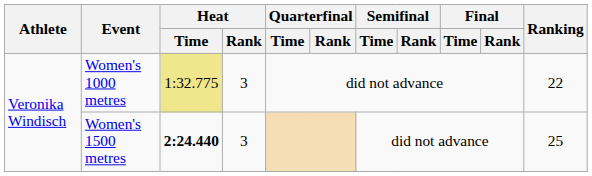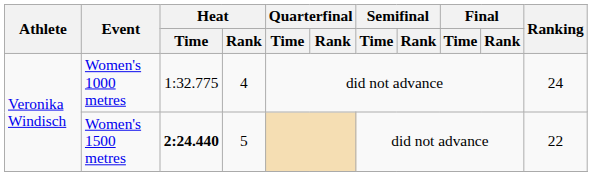(191, 82) khaki background -> (191, 82) no background
(244, 82) 3 -> (244, 82) 4
(555, 82) 22 -> (555, 82) 24
(244, 141) 3 -> (244, 141) 5
(555, 141) 25 -> (555, 141) 22
